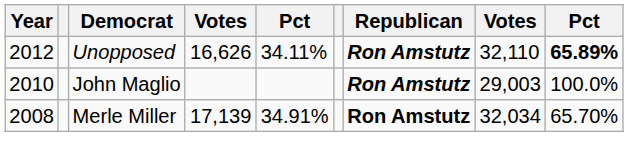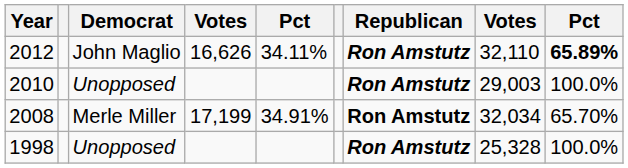(124, 52) Unopposed -> (127, 52) John Maglio
(127, 84) John Maglio -> (124, 84) Unopposed
(221, 116) 17,139 -> (221, 116) 17,199
+ row: (32, 148)
